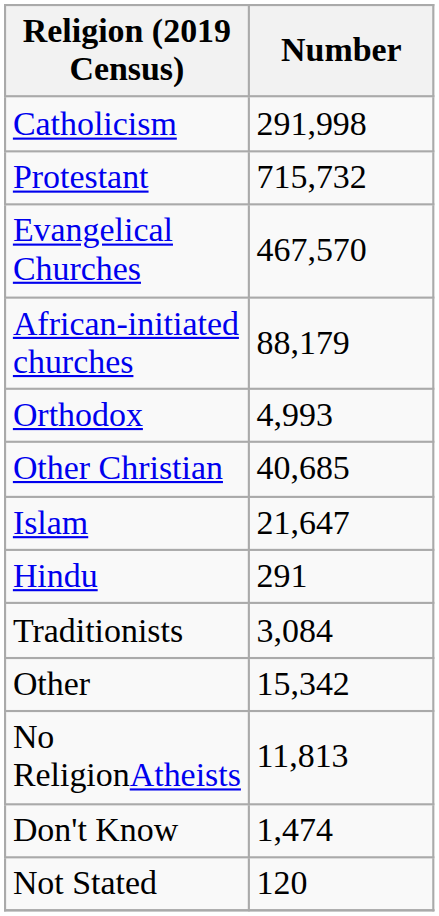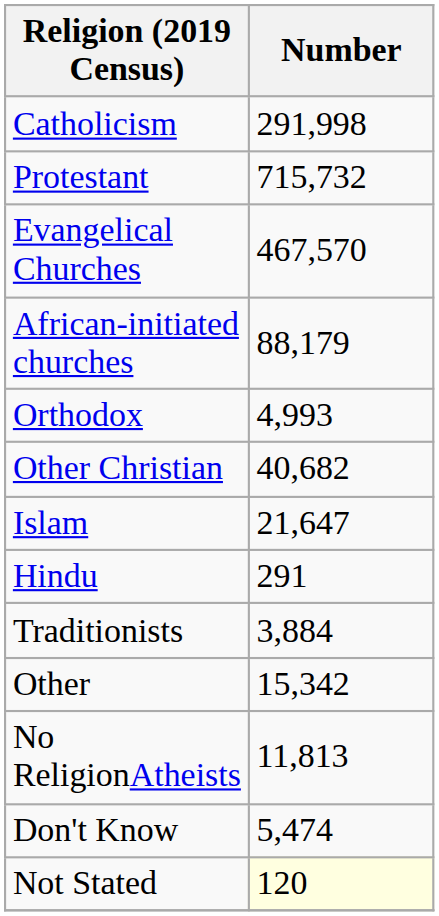(303, 468) 40,685 -> (303, 468) 40,682
(295, 630) 3,084 -> (295, 630) 3,884
(295, 829) 1,474 -> (295, 829) 5,474
(282, 883) no background -> (282, 883) lightyellow background
